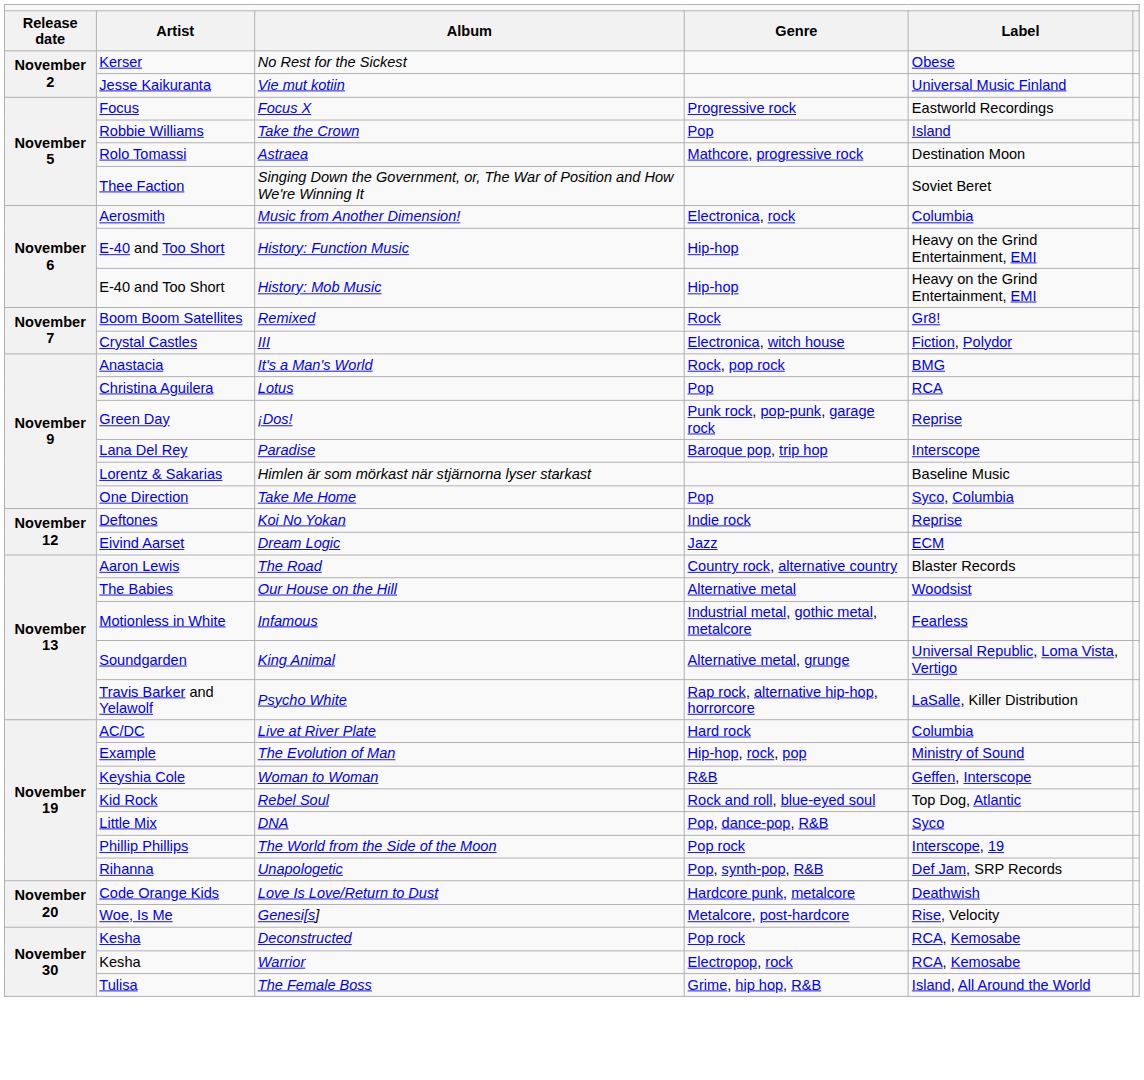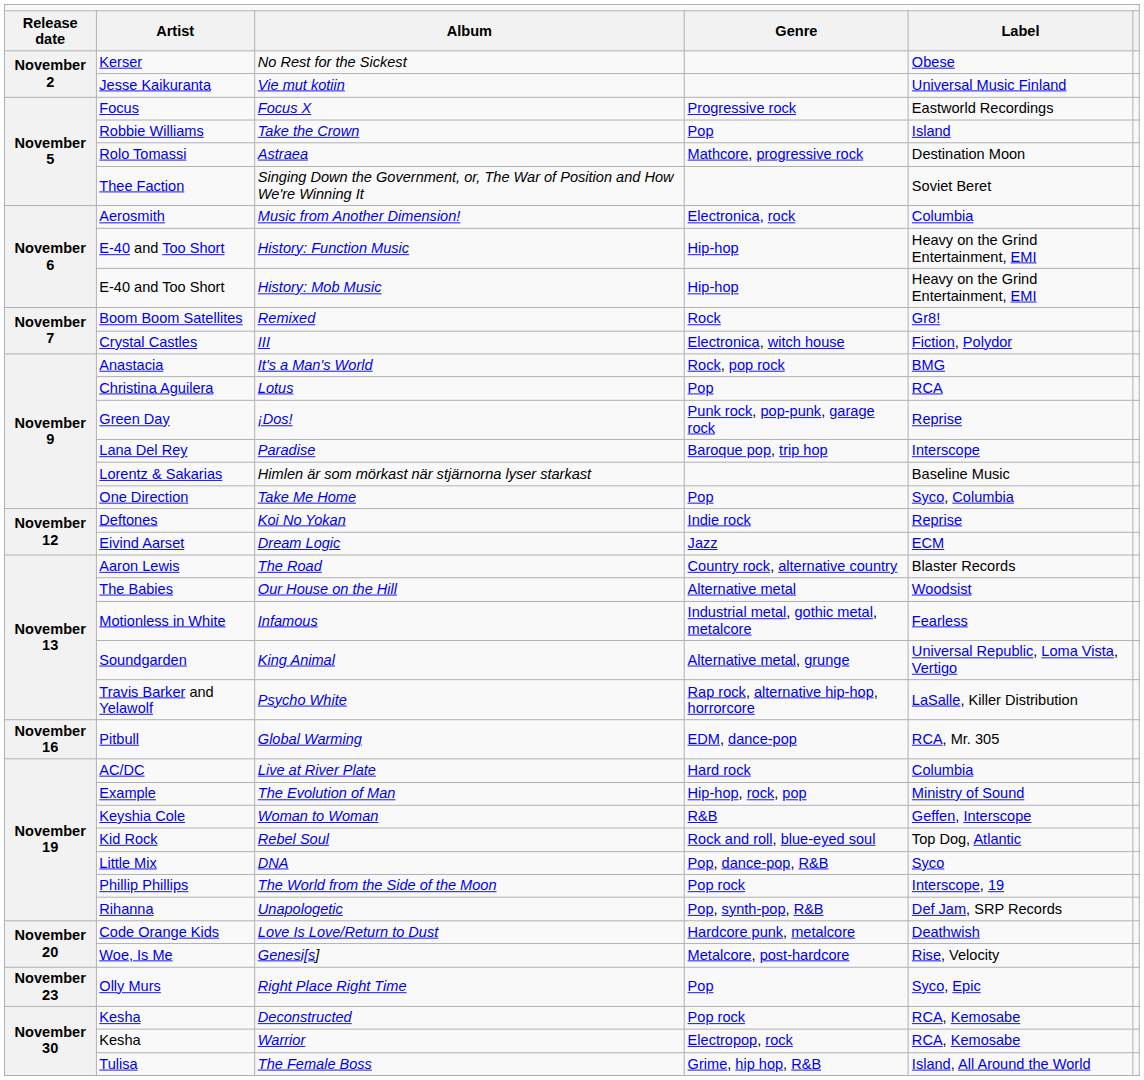+ row: (310, 739)
+ row: (332, 986)
